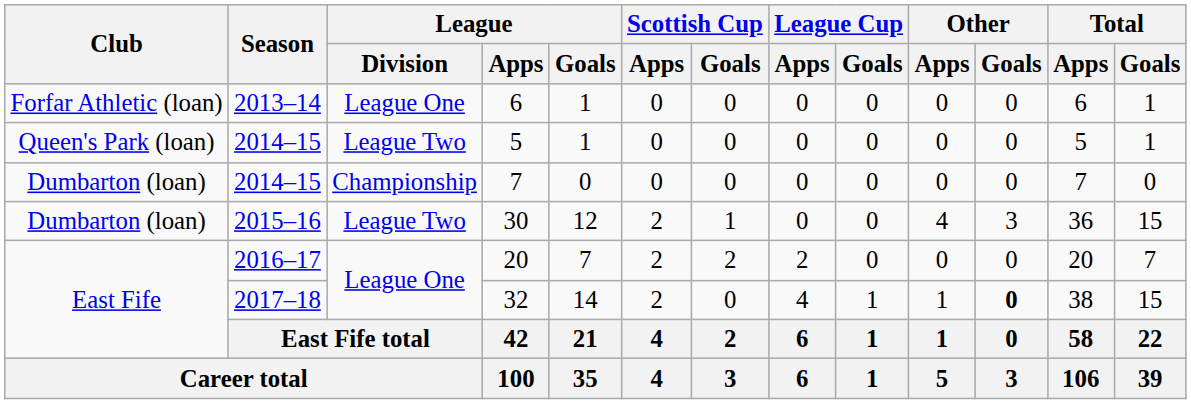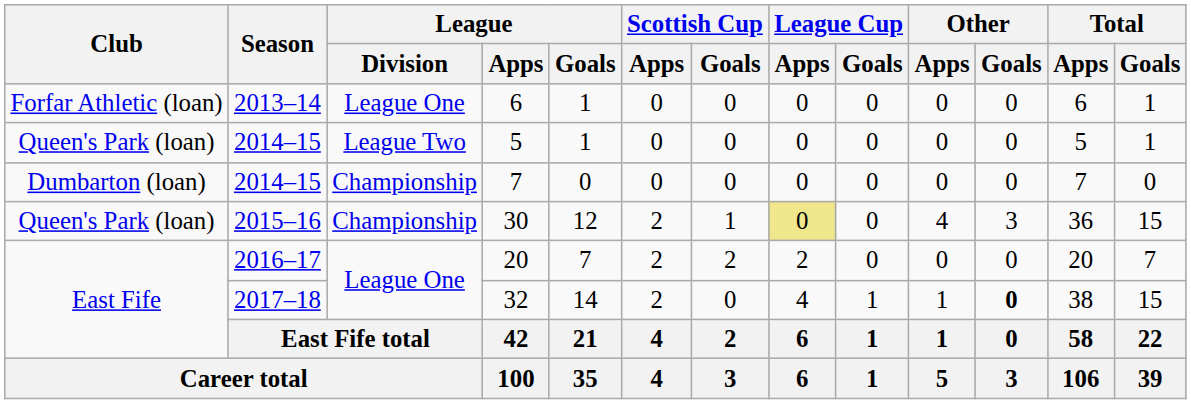(117, 220) Dumbarton (loan) -> (117, 220) Queen's Park (loan)
(405, 220) League Two -> (405, 220) Championship
(802, 220) no background -> (802, 220) khaki background
